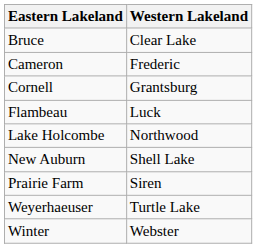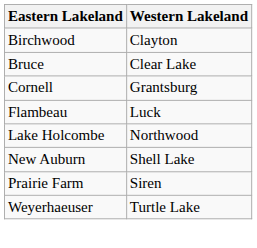+ row: (41, 40)
- row: (36, 64)
- row: (29, 231)
